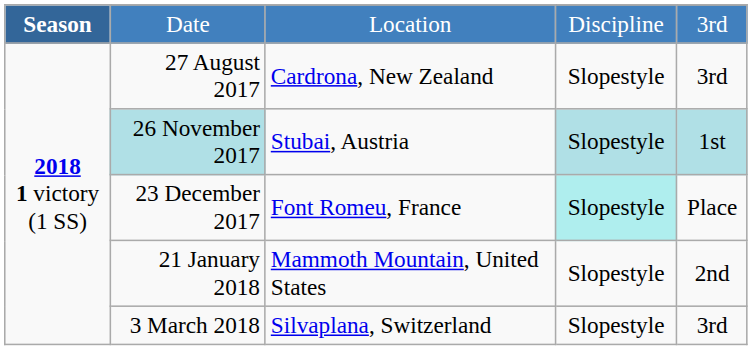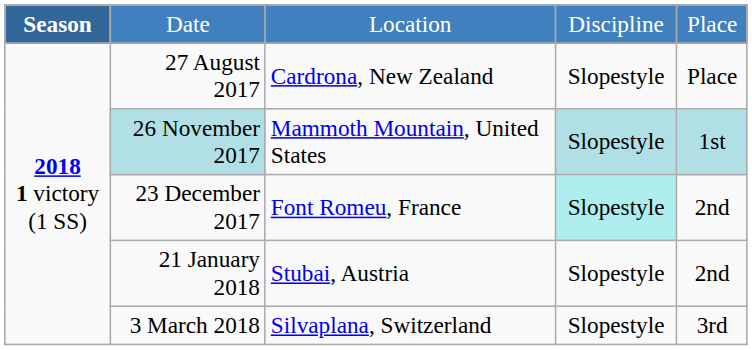(712, 23) 3rd -> (712, 23) Place
(712, 75) 3rd -> (712, 75) Place
(340, 141) Stubai, Austria -> (405, 141) Mammoth Mountain, United States
(712, 207) Place -> (712, 207) 2nd
(405, 273) Mammoth Mountain, United States -> (340, 273) Stubai, Austria
